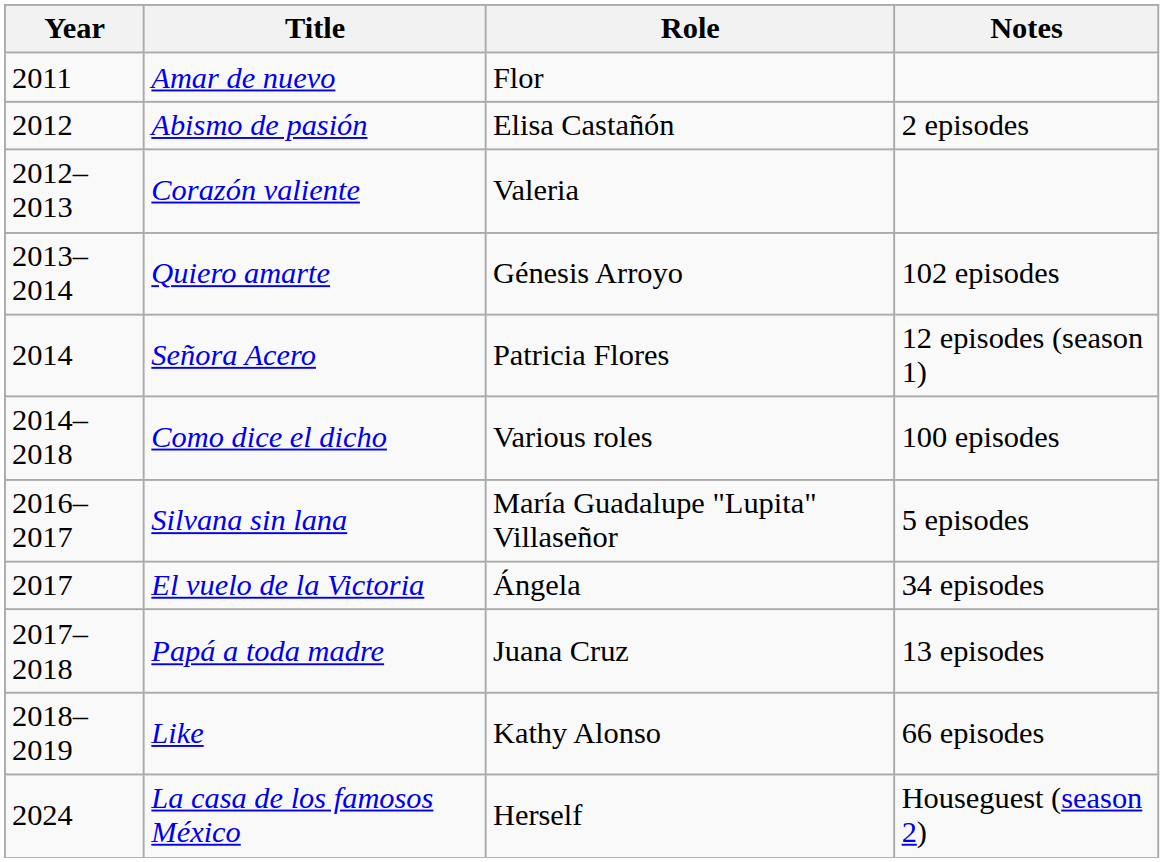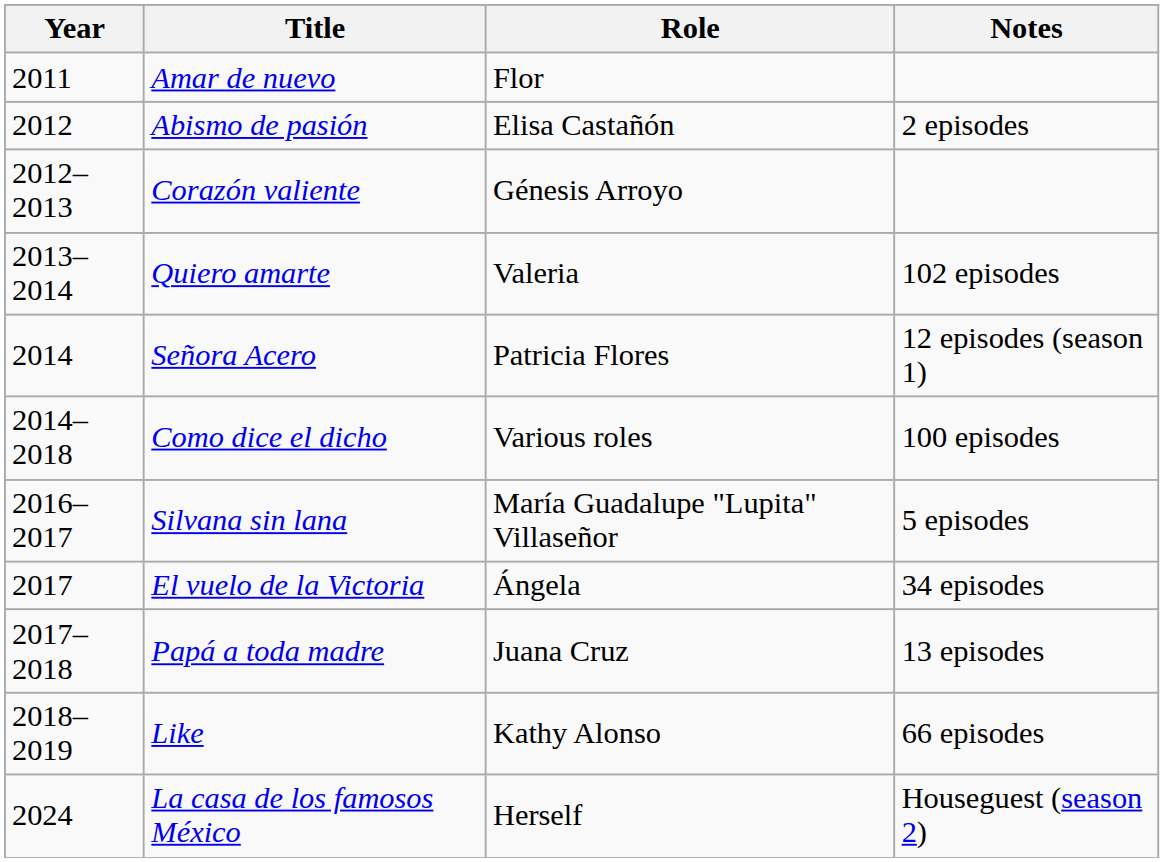(536, 190) Valeria -> (588, 190) Génesis Arroyo
(588, 272) Génesis Arroyo -> (536, 272) Valeria
